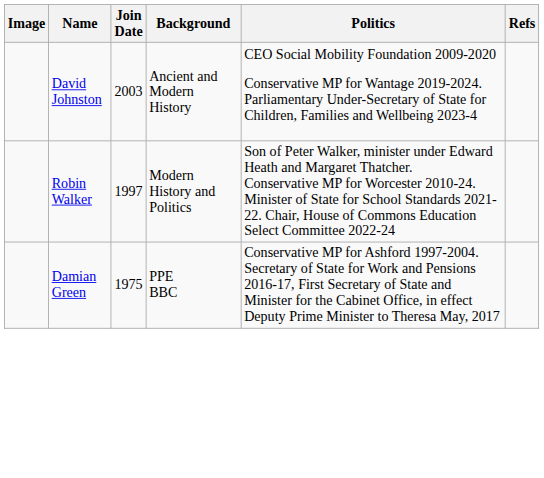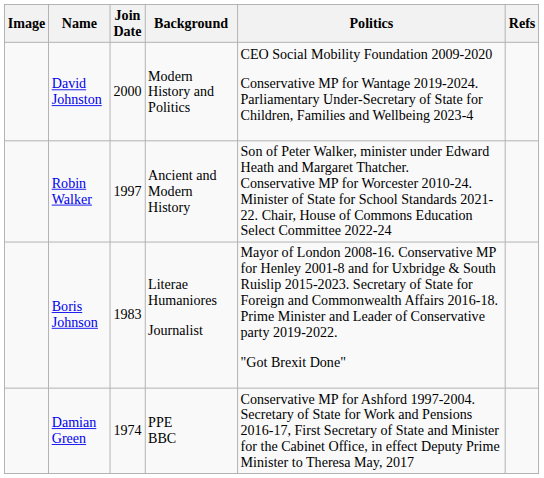(129, 91) 2003 -> (127, 91) 2000
(183, 91) Ancient and Modern History -> (181, 91) Modern History and Politics
(182, 191) Modern History and Politics -> (182, 191) Ancient and Modern History
+ row: (75, 314)
(129, 285) 1975 -> (127, 430) 1974
